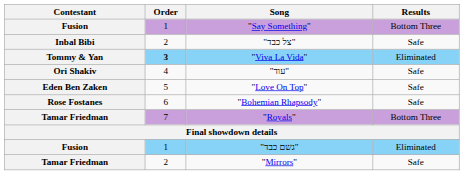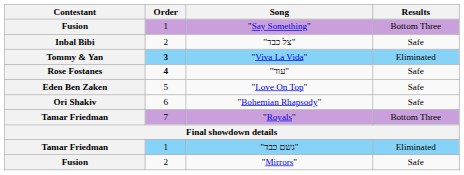(75, 71) Ori Shakiv -> (75, 71) Rose Fostanes
(166, 71) normal -> (166, 71) bold
(75, 101) Rose Fostanes -> (75, 101) Ori Shakiv
(75, 146) Fusion -> (75, 146) Tamar Friedman
(75, 161) Tamar Friedman -> (75, 161) Fusion
